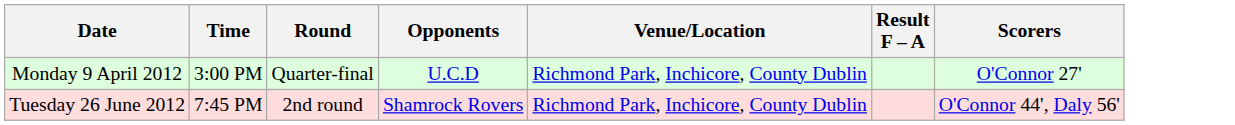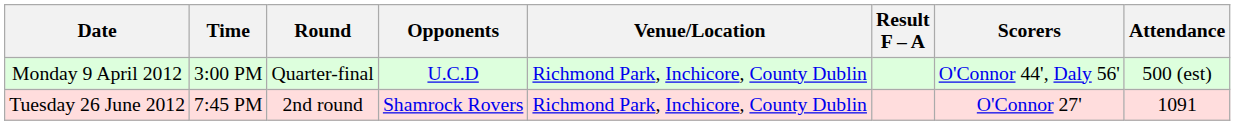+ column: (1177, 31)
(1029, 73) O'Connor 27' -> (1029, 73) O'Connor 44', Daly 56'
(1029, 104) O'Connor 44', Daly 56' -> (1029, 104) O'Connor 27'
